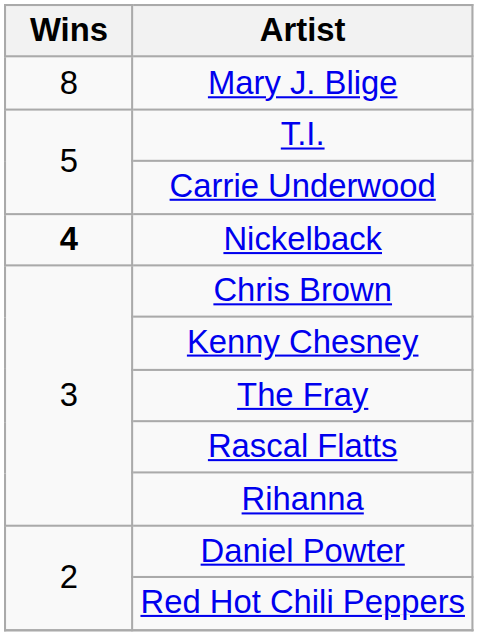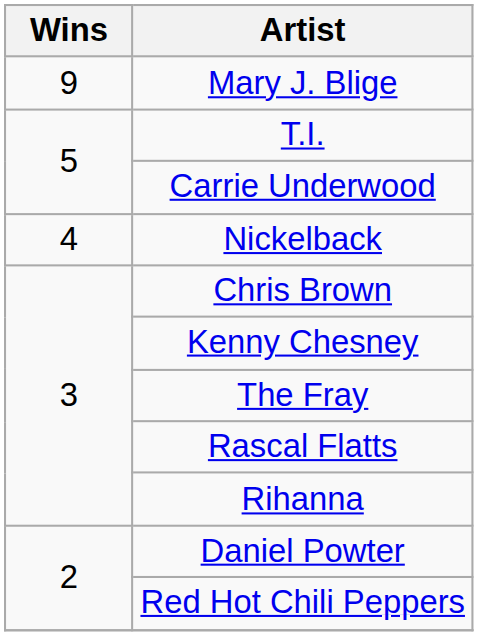(69, 82) 8 -> (69, 82) 9
(69, 238) bold -> (69, 238) normal
